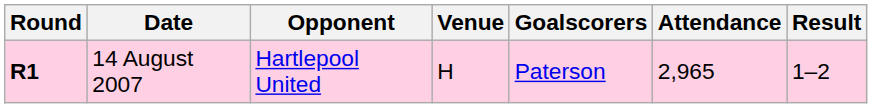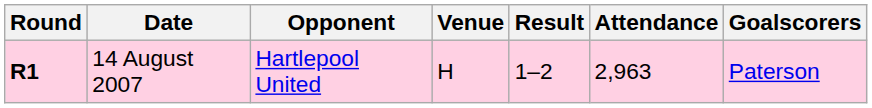columns swapped: (827, 22) <-> (581, 22)
(686, 71) 2,965 -> (623, 71) 2,963
